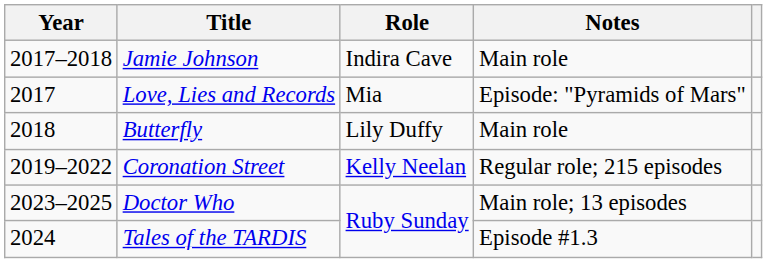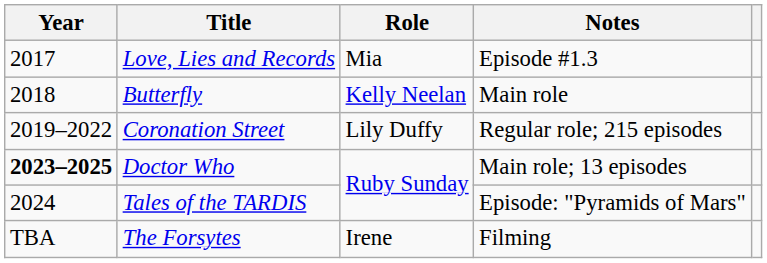- row: (190, 58)
(612, 94) Episode: "Pyramids of Mars" -> (538, 58) Episode #1.3
(394, 130) Lily Duffy -> (406, 94) Kelly Neelan
(406, 166) Kelly Neelan -> (394, 130) Lily Duffy
(61, 202) normal -> (61, 166) bold
(538, 238) Episode #1.3 -> (612, 202) Episode: "Pyramids of Mars"
+ row: (182, 238)
